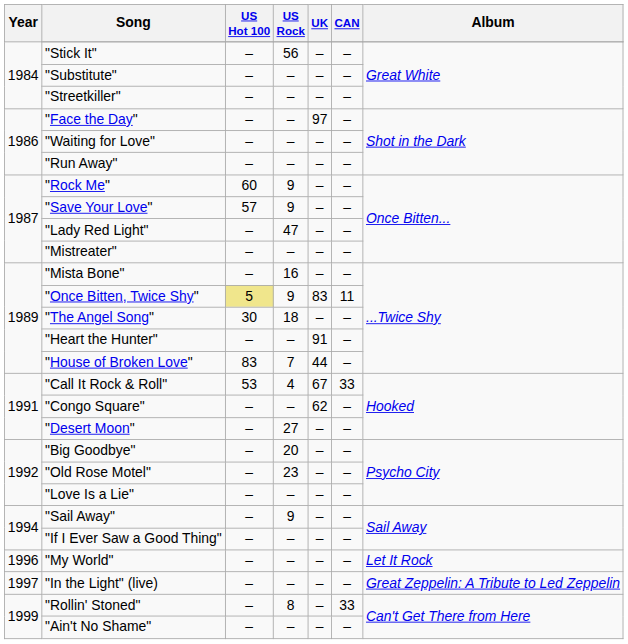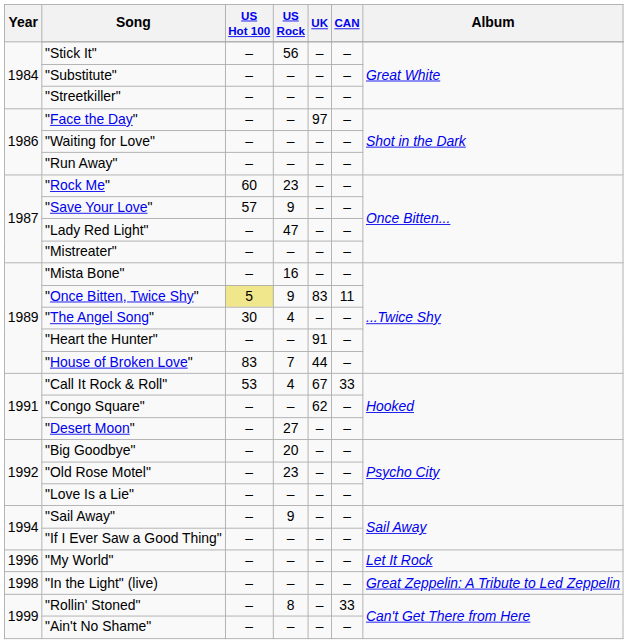(291, 185) 9 -> (291, 185) 23
(291, 318) 18 -> (291, 318) 4
(23, 583) 1997 -> (23, 583) 1998
